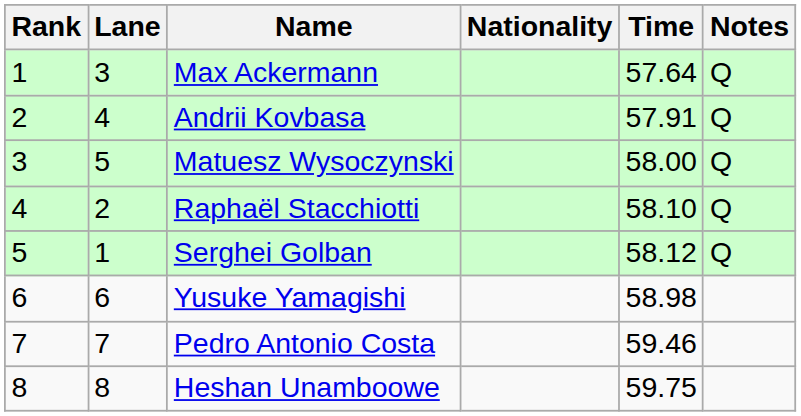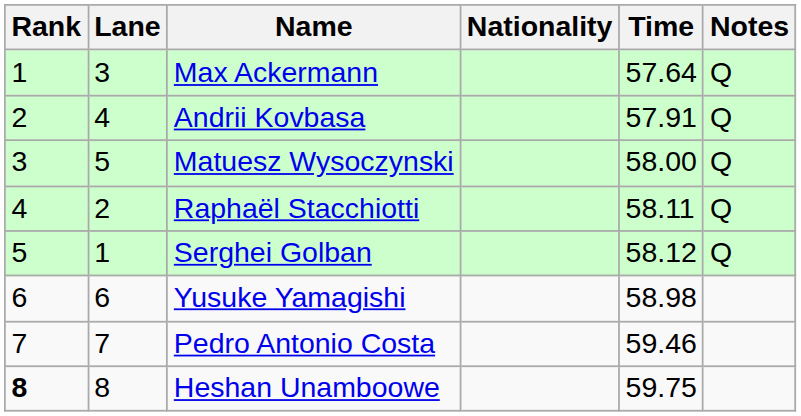(661, 207) 58.10 -> (660, 207) 58.11
(19, 388) normal -> (19, 388) bold
